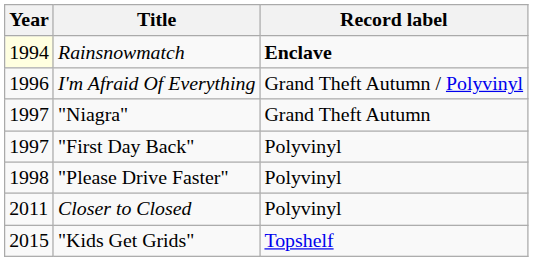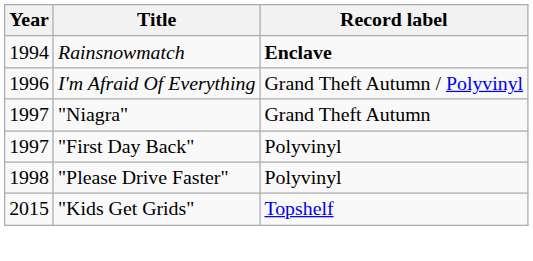(29, 51) lightyellow background -> (29, 51) no background
- row: (125, 209)
